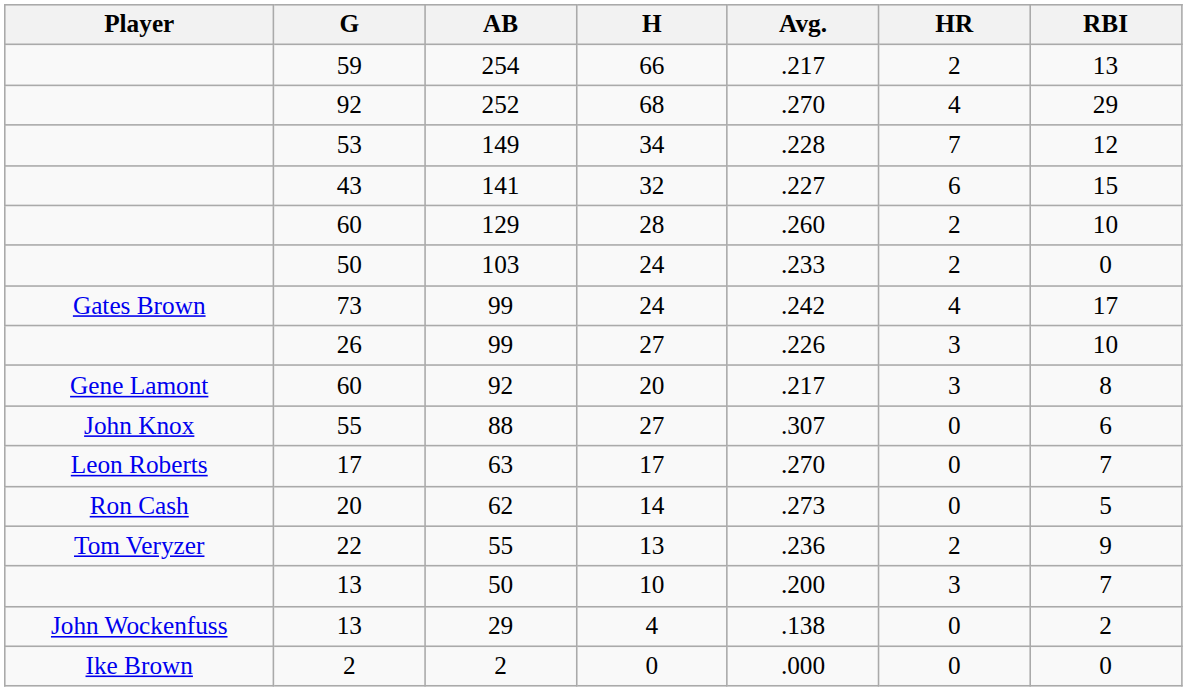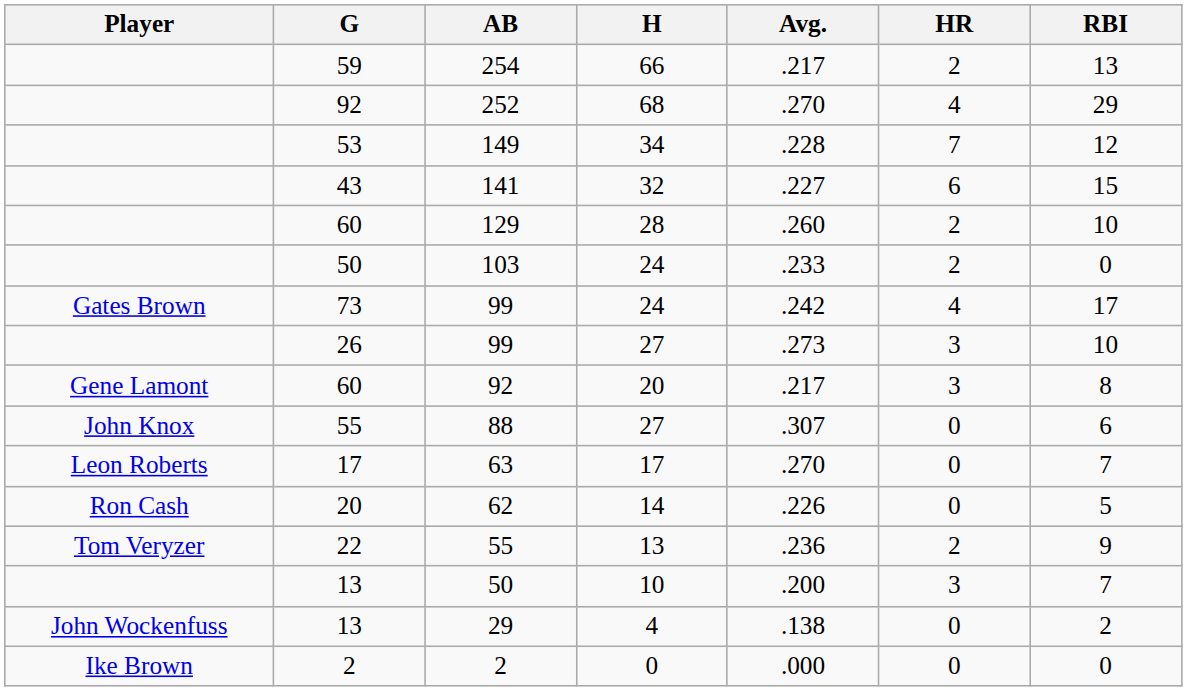(803, 345) .226 -> (803, 345) .273
(803, 505) .273 -> (803, 505) .226
